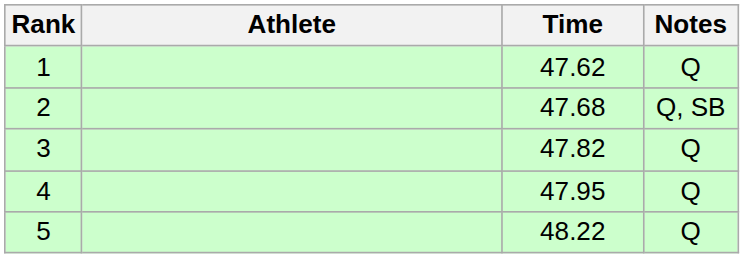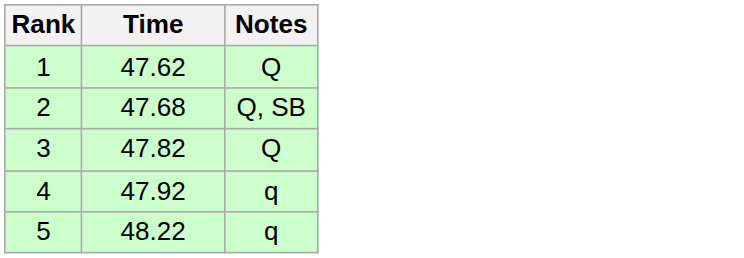- column: (292, 25)
(573, 190) 47.95 -> (153, 190) 47.92
(691, 190) Q -> (271, 190) q
(691, 231) Q -> (271, 231) q
